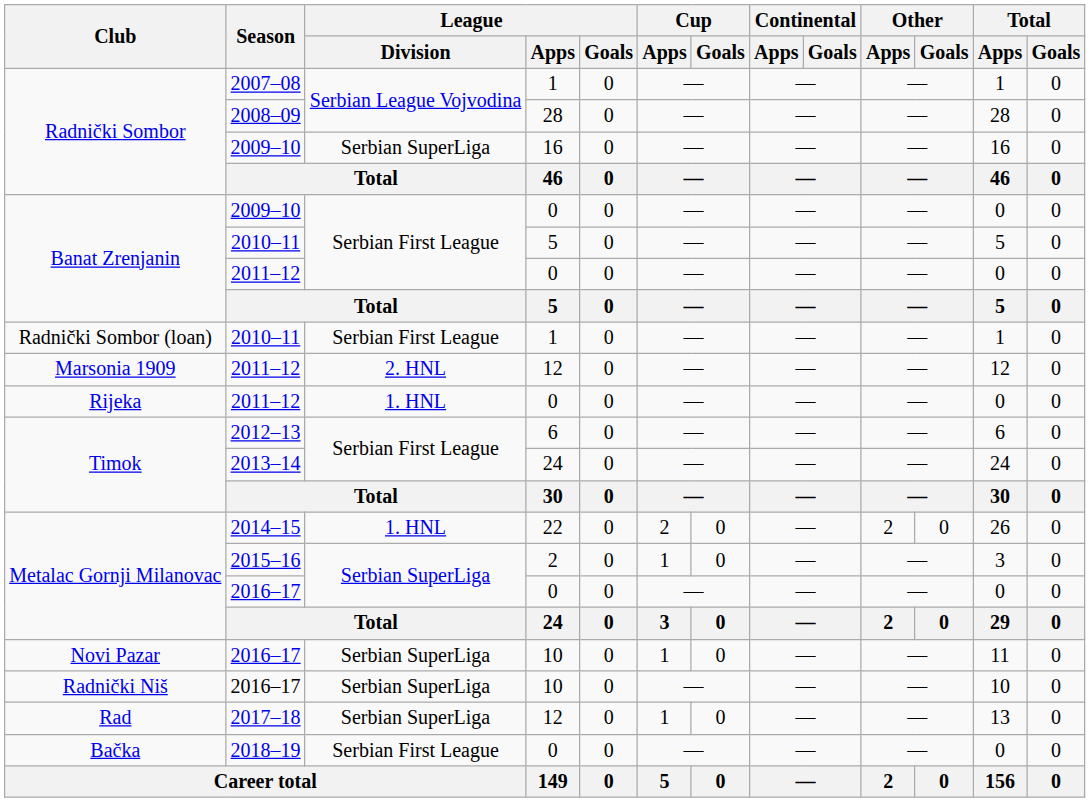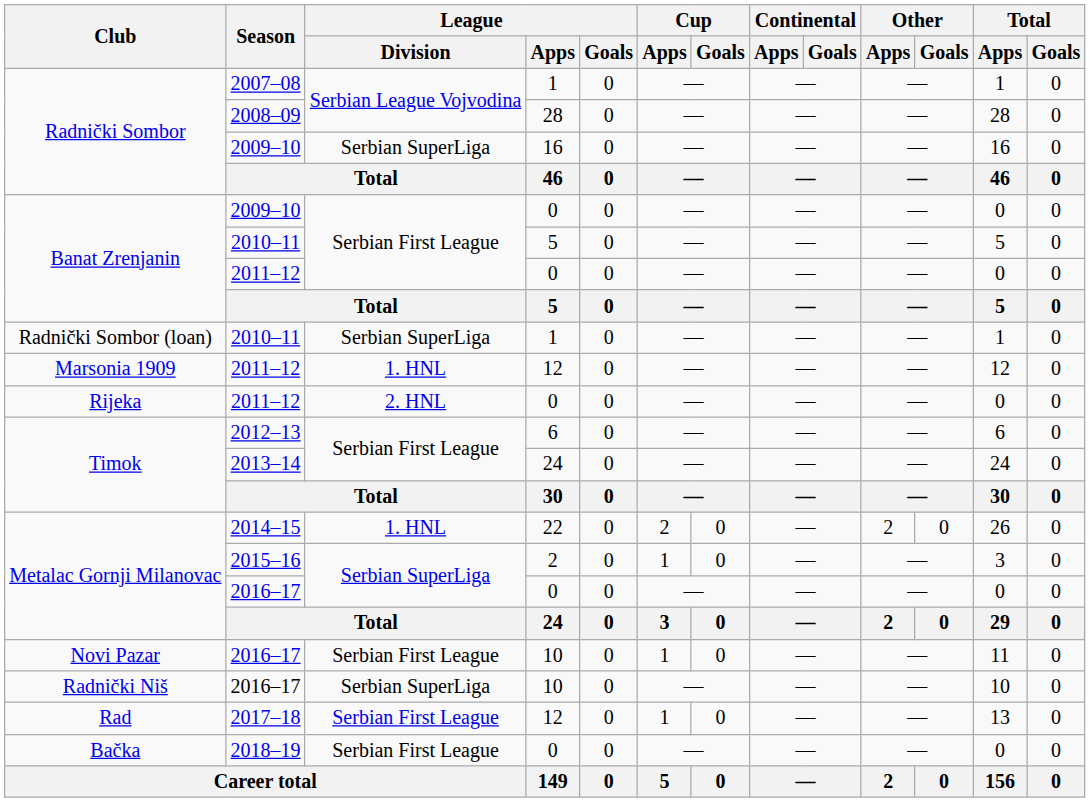(416, 337) Serbian First League -> (416, 337) Serbian SuperLiga
(416, 369) 2. HNL -> (416, 369) 1. HNL
(416, 400) 1. HNL -> (416, 400) 2. HNL
(416, 654) Serbian SuperLiga -> (416, 654) Serbian First League
(416, 718) Serbian SuperLiga -> (416, 718) Serbian First League
